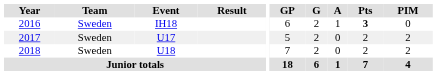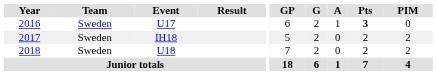(166, 24) IH18 -> (166, 24) U17
(166, 37) U17 -> (166, 37) IH18
